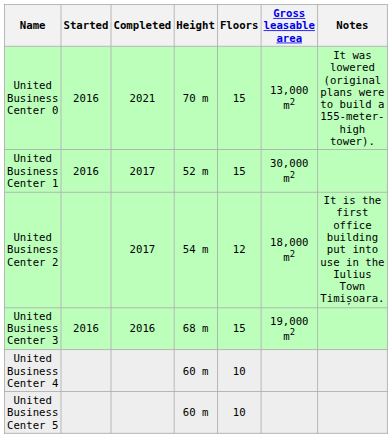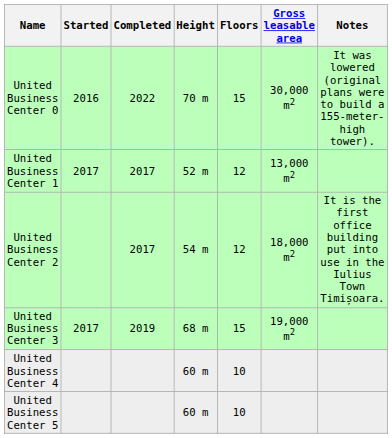(142, 98) 2021 -> (142, 98) 2022
(289, 98) 13,000 m2 -> (289, 98) 30,000 m2
(86, 171) 2016 -> (86, 171) 2017
(239, 171) 15 -> (239, 171) 12
(289, 171) 30,000 m2 -> (289, 171) 13,000 m2
(86, 329) 2016 -> (86, 329) 2017
(142, 329) 2016 -> (142, 329) 2019
